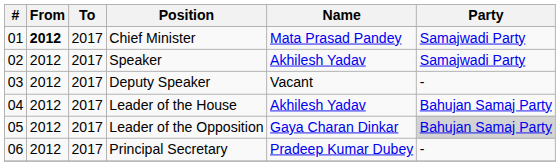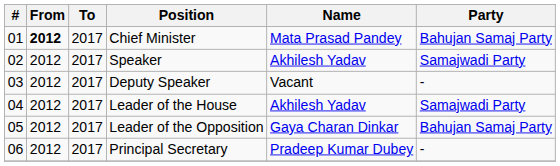(473, 37) Samajwadi Party -> (486, 37) Bahujan Samaj Party
(486, 104) Bahujan Samaj Party -> (473, 104) Samajwadi Party
(486, 127) lightgrey background -> (486, 127) no background
